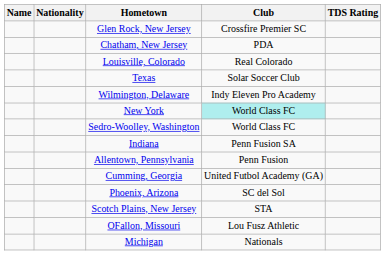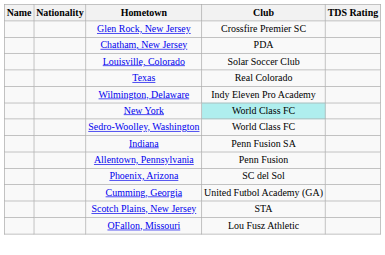(264, 62) Real Colorado -> (264, 62) Solar Soccer Club
(264, 78) Solar Soccer Club -> (264, 78) Real Colorado
rows swapped: (144, 193) <-> (144, 176)
- row: (144, 242)
